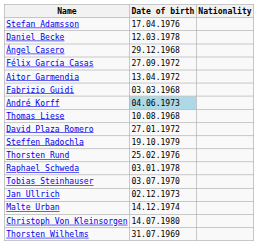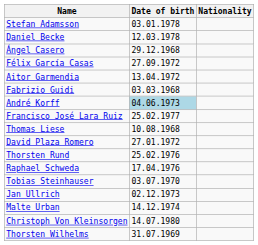(156, 24) 17.04.1976 -> (156, 24) 03.01.1978
+ row: (64, 116)
- row: (45, 142)
(156, 169) 03.01.1978 -> (156, 169) 17.04.1976
